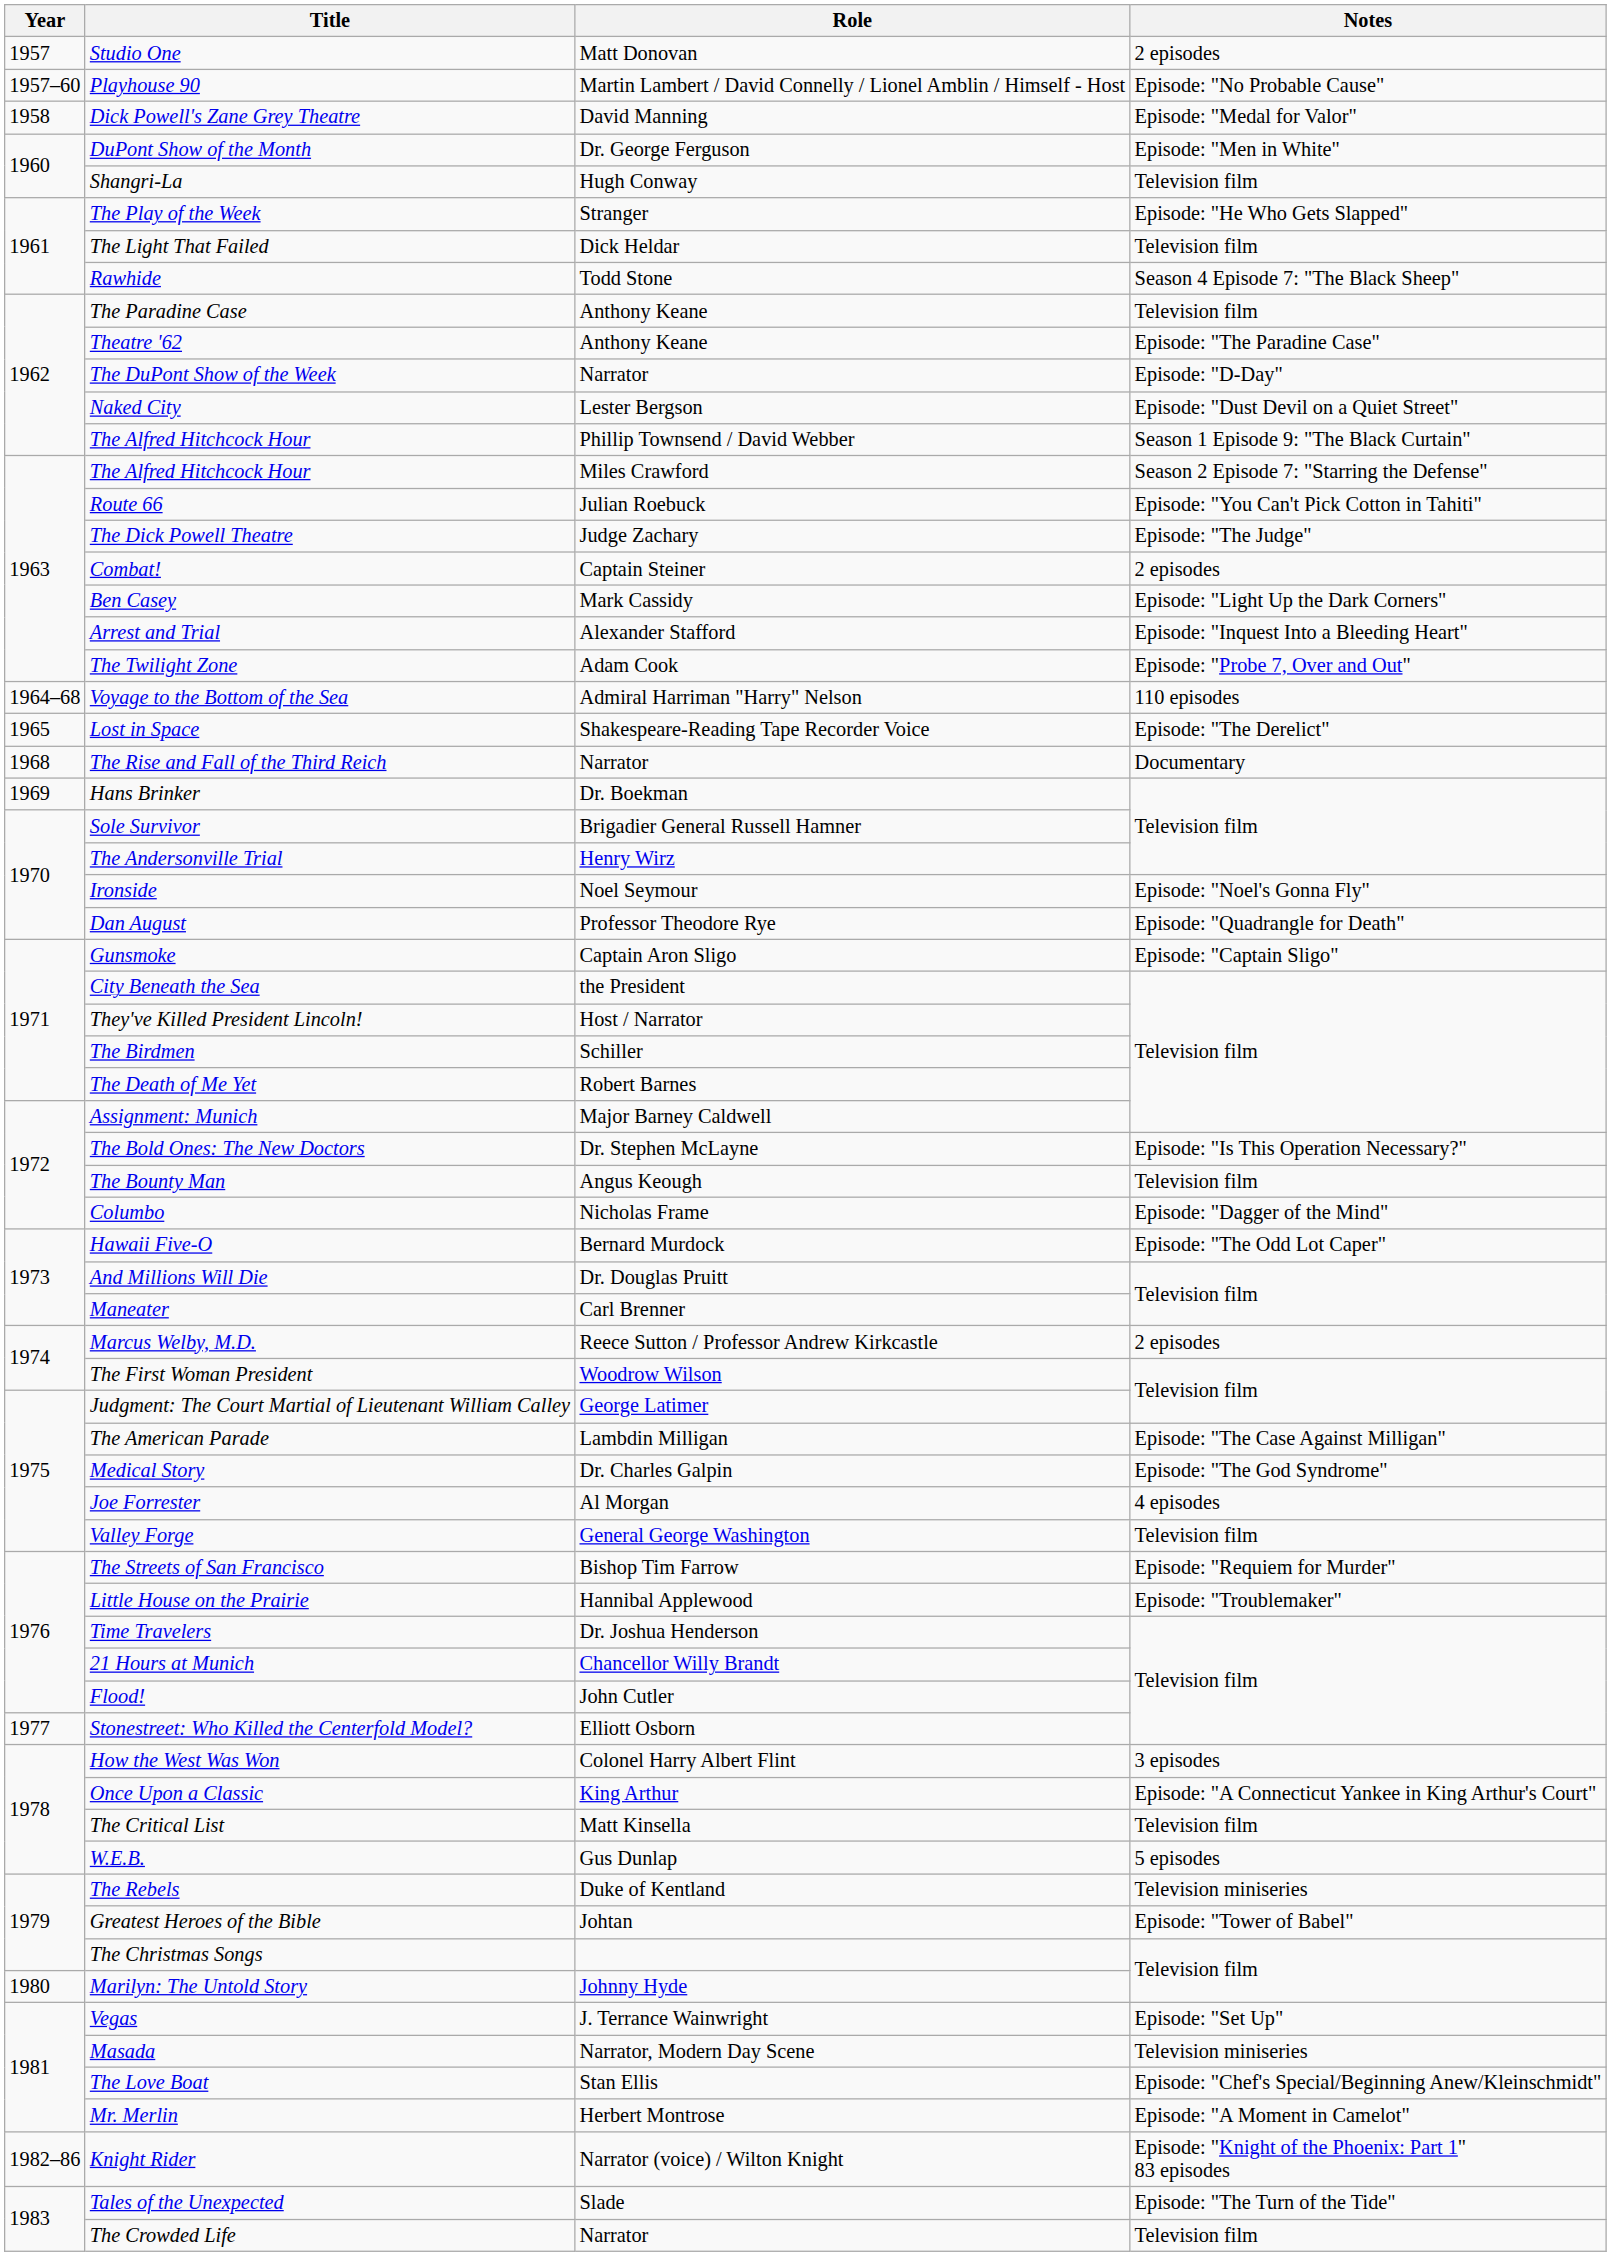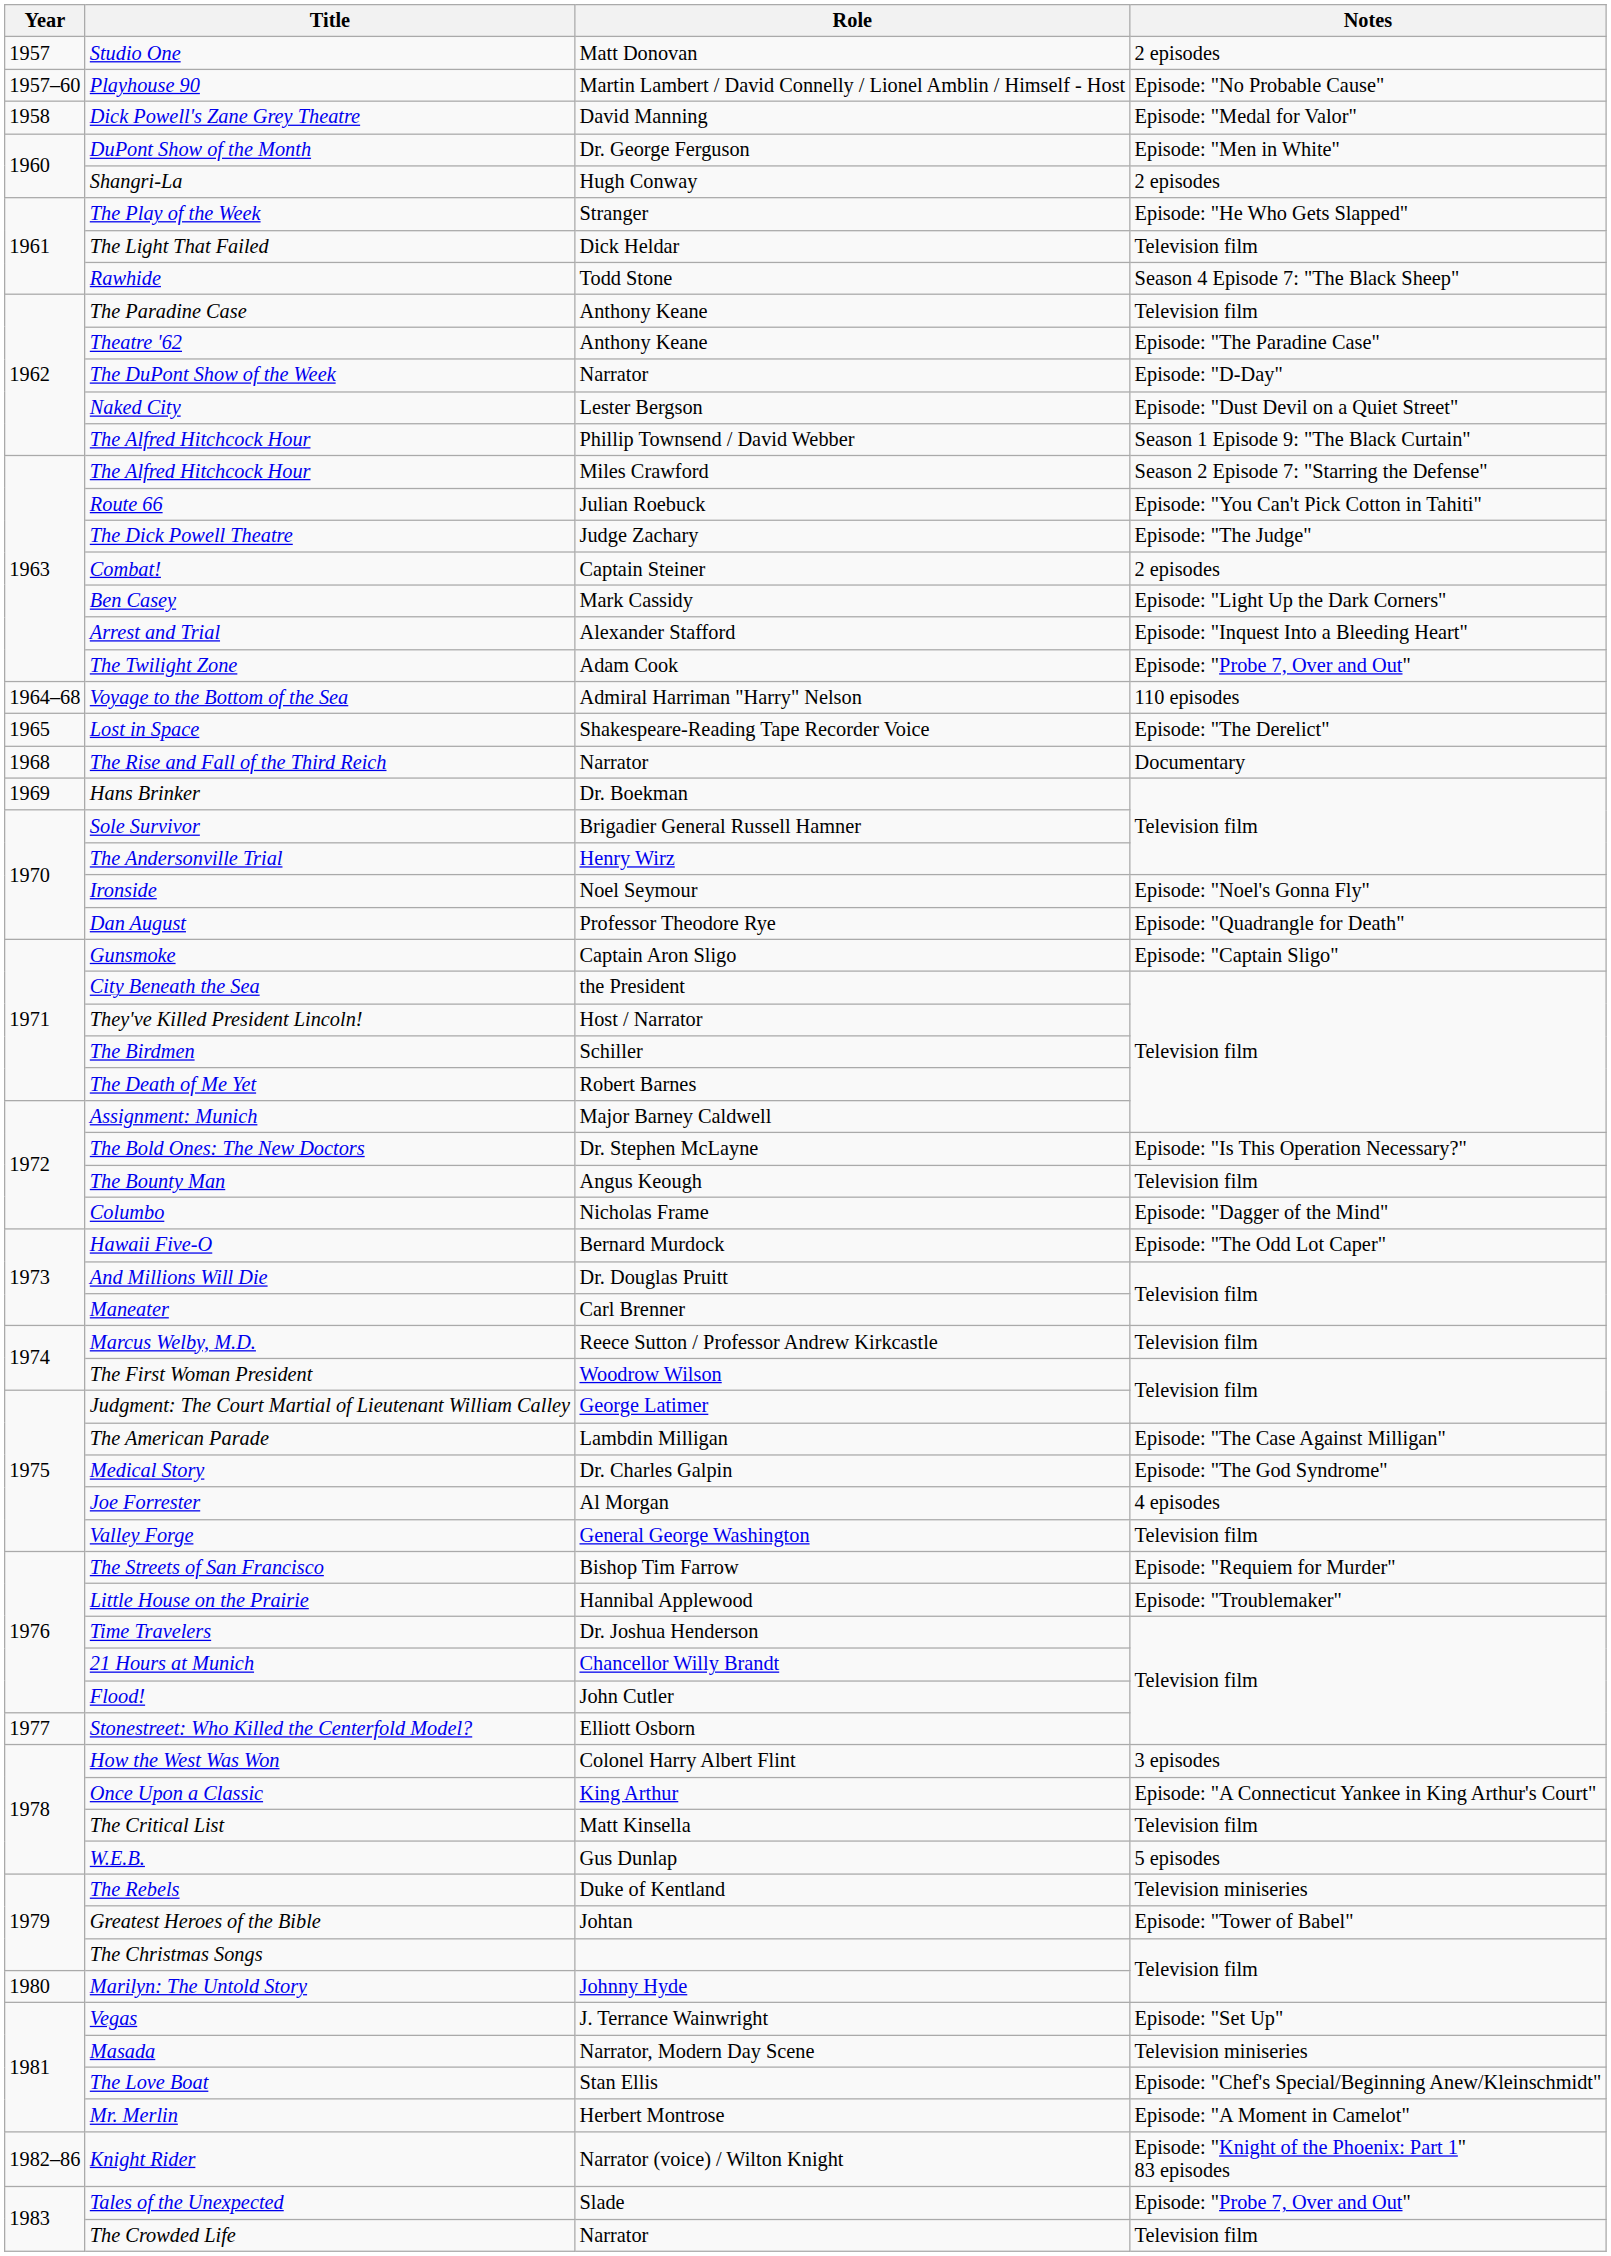(1196, 181) Television film -> (1177, 181) 2 episodes
(1177, 1341) 2 episodes -> (1196, 1341) Television film
(1265, 2202) Episode: "The Turn of the Tide" -> (1273, 2202) Episode: "Probe 7, Over and Out"
